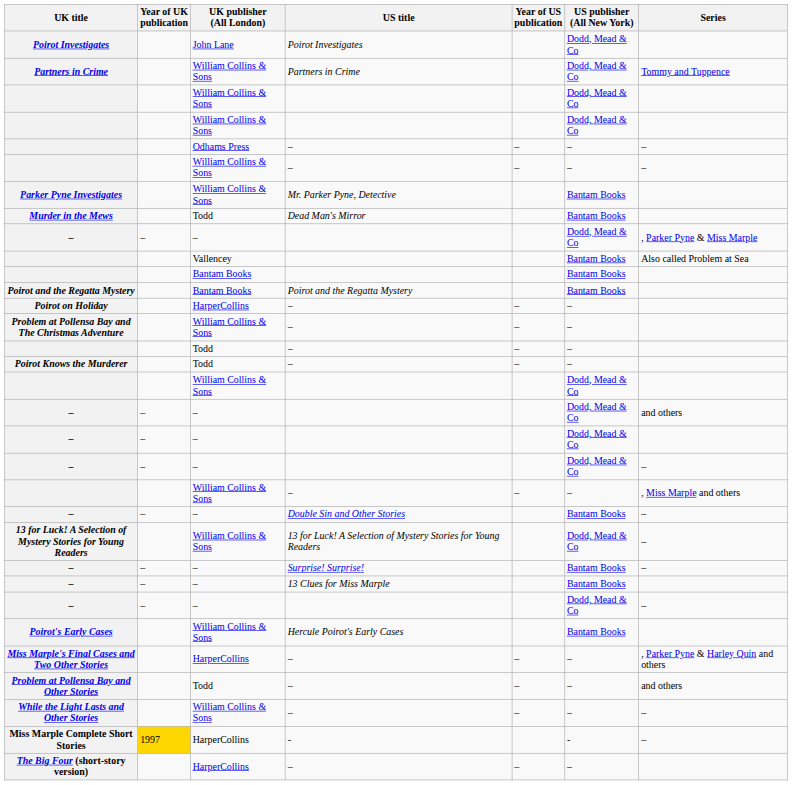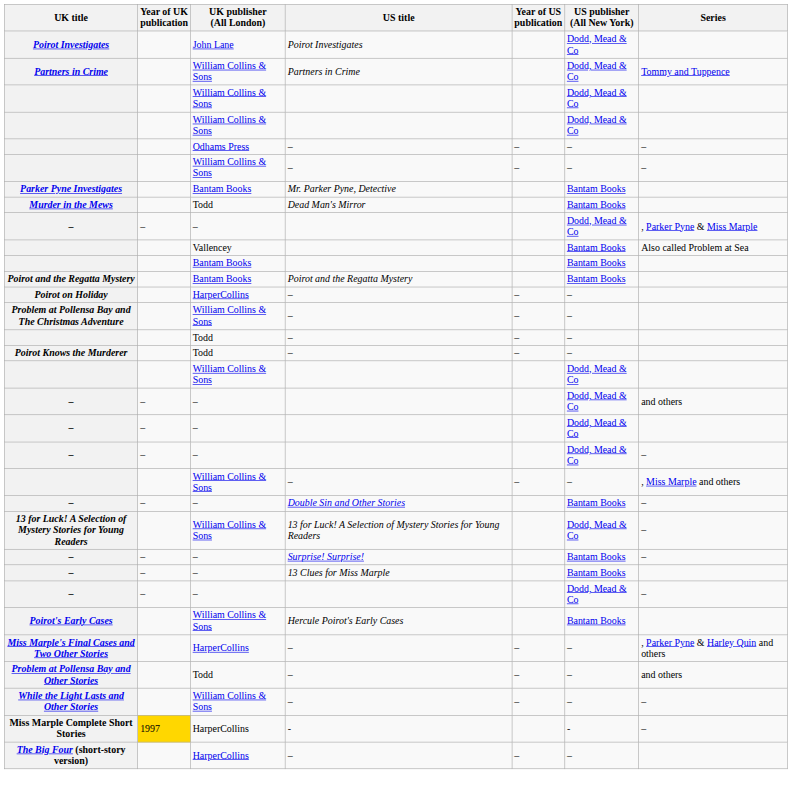(229, 195) William Collins & Sons -> (222, 189) Bantam Books
